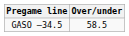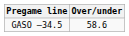(97, 25) 58.5 -> (97, 25) 58.6
